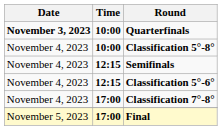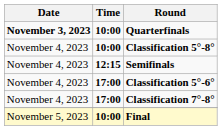(108, 82) 12:15 -> (108, 82) 17:00
(108, 116) 17:00 -> (108, 116) 10:00
